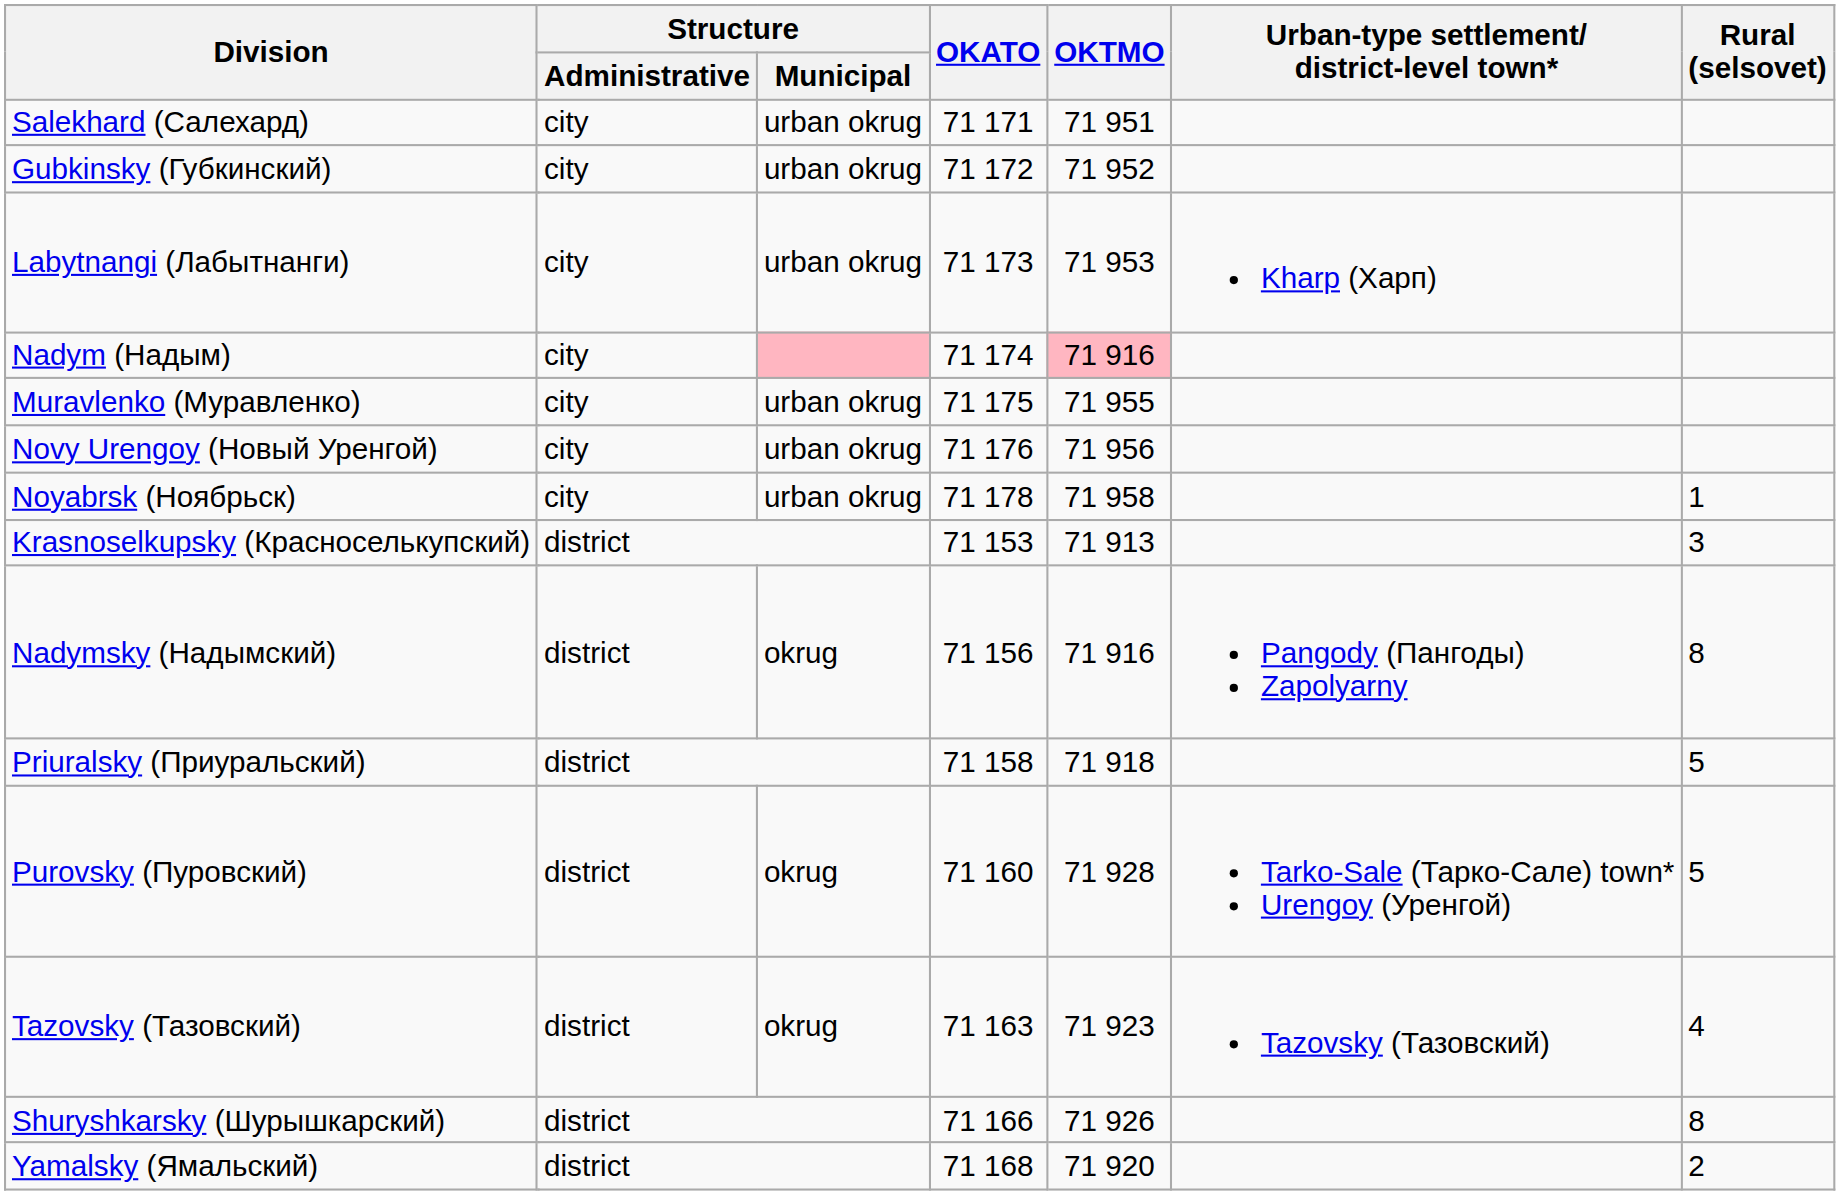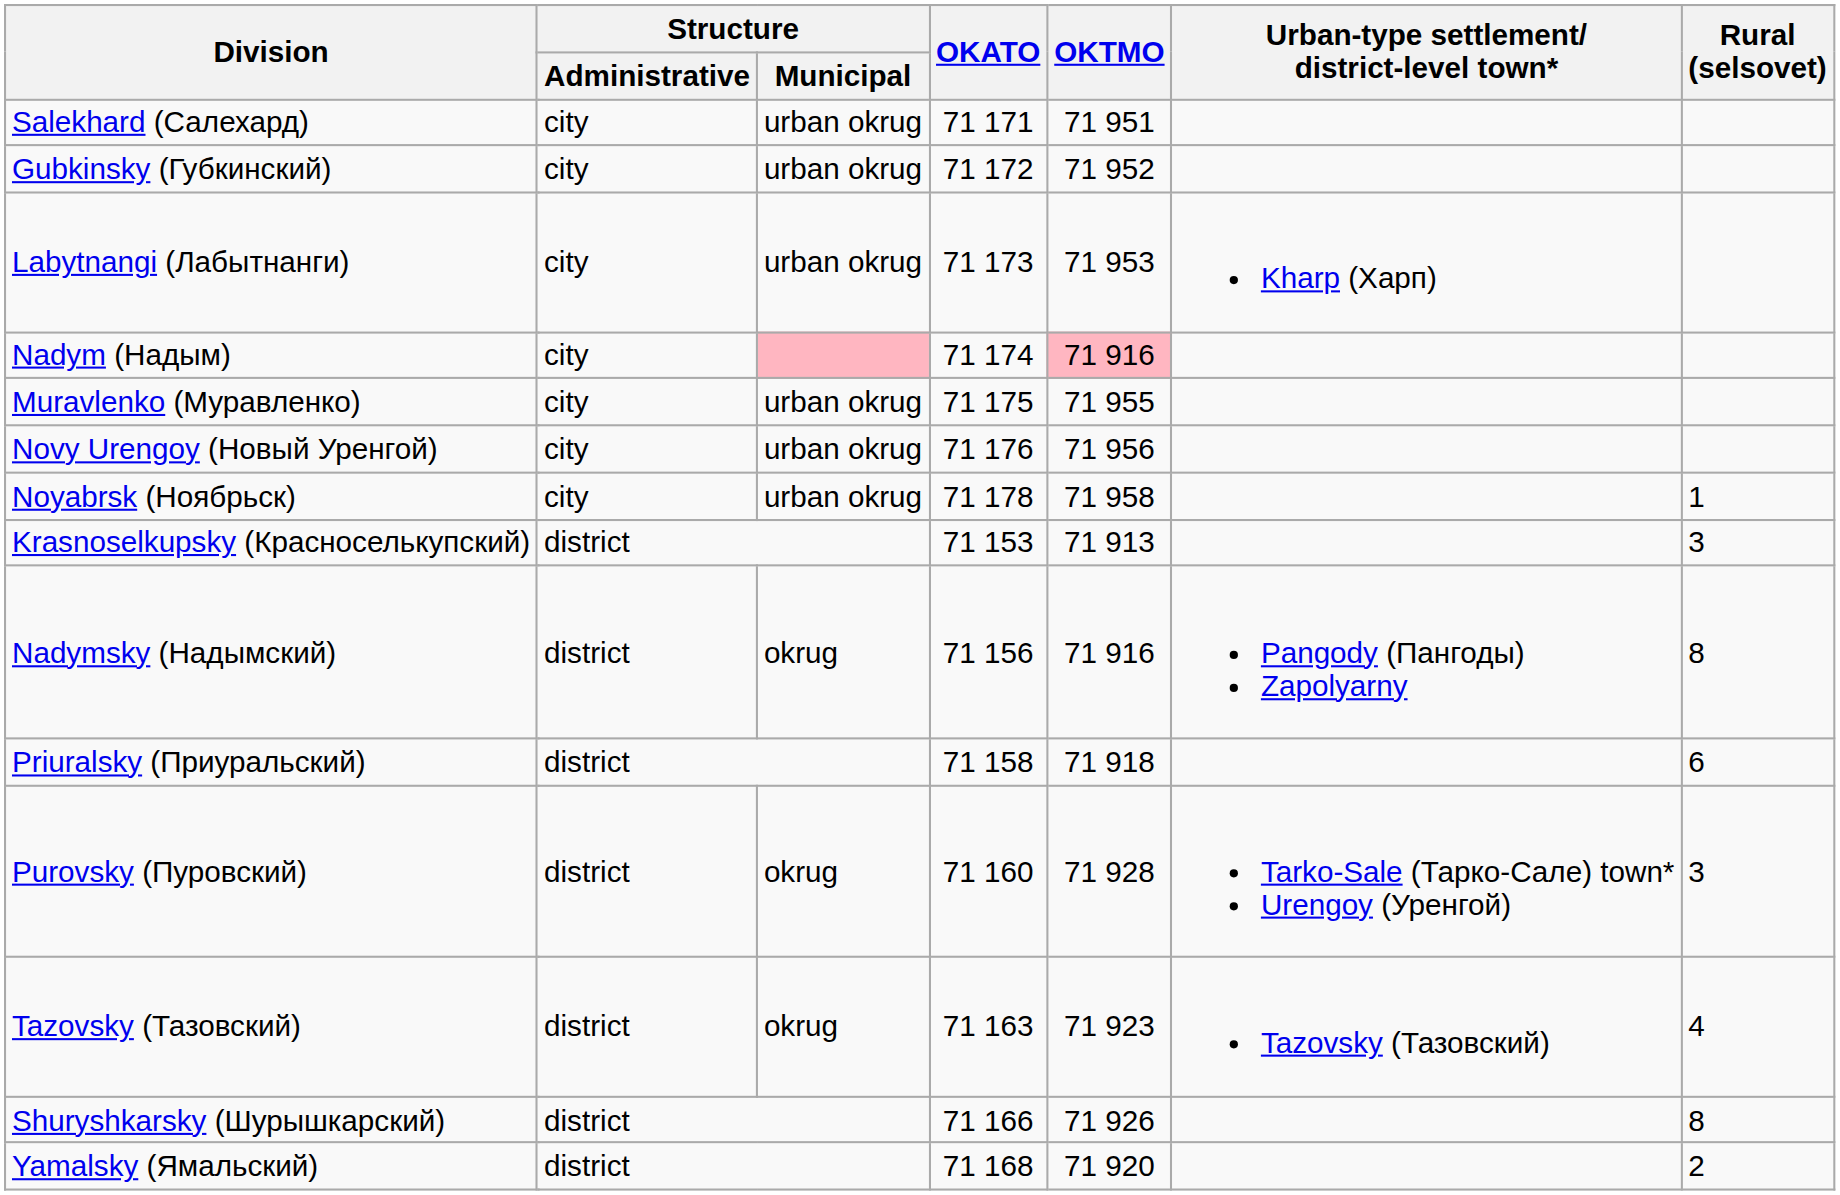(1697, 762) 5 -> (1697, 762) 6
(1697, 871) 5 -> (1697, 871) 3
